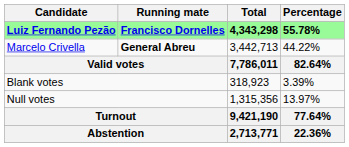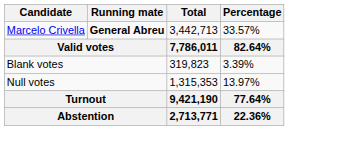- row: (61, 30)
(302, 47) 44.22% -> (241, 30) 33.57%
(249, 82) 318,923 -> (189, 64) 319,823
(254, 99) 1,315,356 -> (194, 82) 1,315,353
